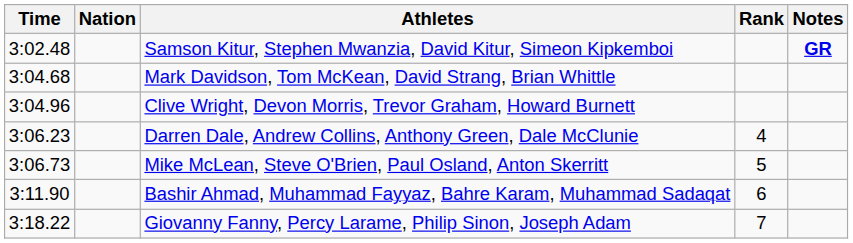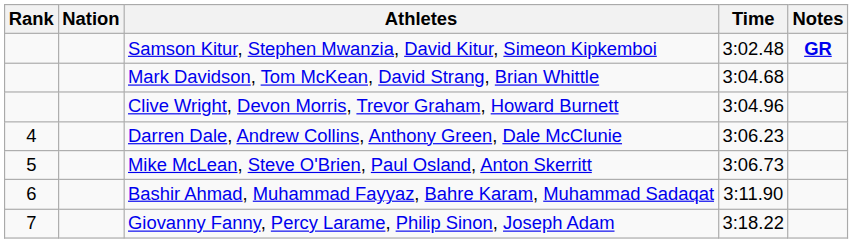columns swapped: (761, 19) <-> (40, 19)
